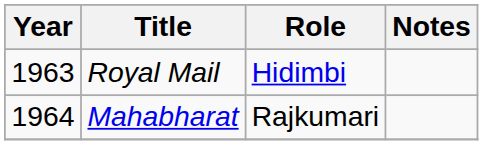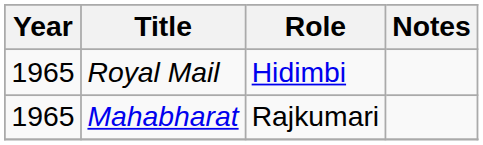(43, 71) 1963 -> (43, 71) 1965
(43, 116) 1964 -> (43, 116) 1965
